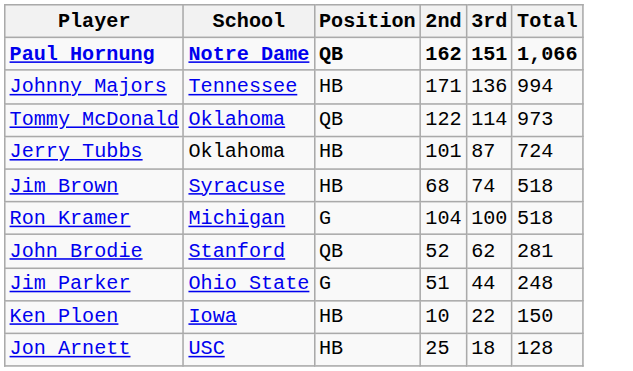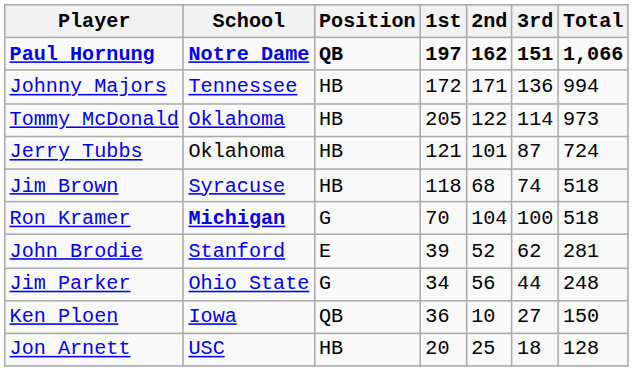+ column: (443, 21)
(331, 120) QB -> (331, 120) HB
(237, 218) normal -> (237, 218) bold
(331, 251) QB -> (325, 251) E
(437, 284) 51 -> (483, 284) 56
(331, 317) HB -> (331, 317) QB
(483, 317) 22 -> (529, 317) 27
